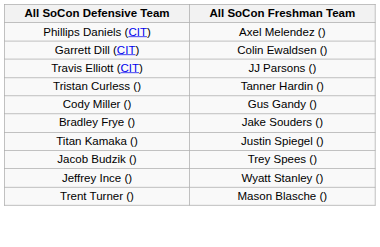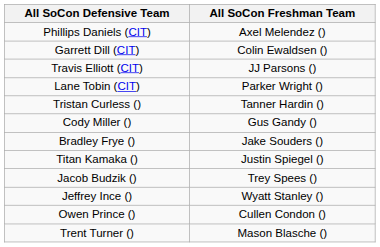+ row: (97, 86)
+ row: (97, 214)
